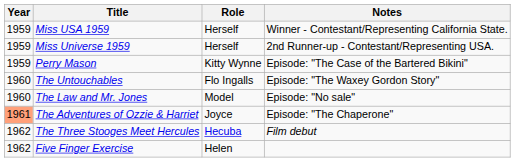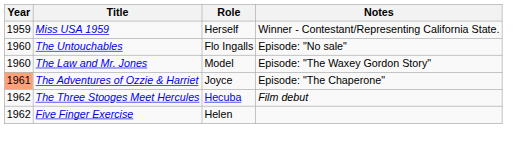- row: (83, 47)
- row: (66, 64)
(353, 81) Episode: "The Waxey Gordon Story" -> (303, 47) Episode: "No sale"
(311, 98) Episode: "No sale" -> (345, 64) Episode: "The Waxey Gordon Story"
